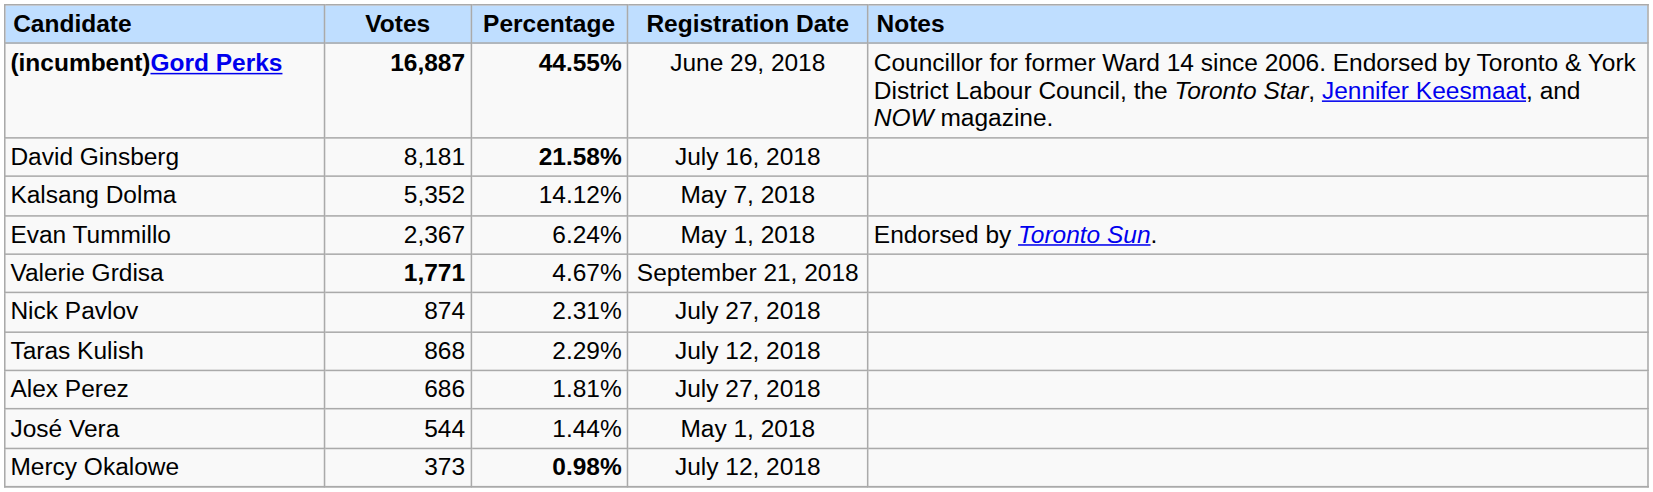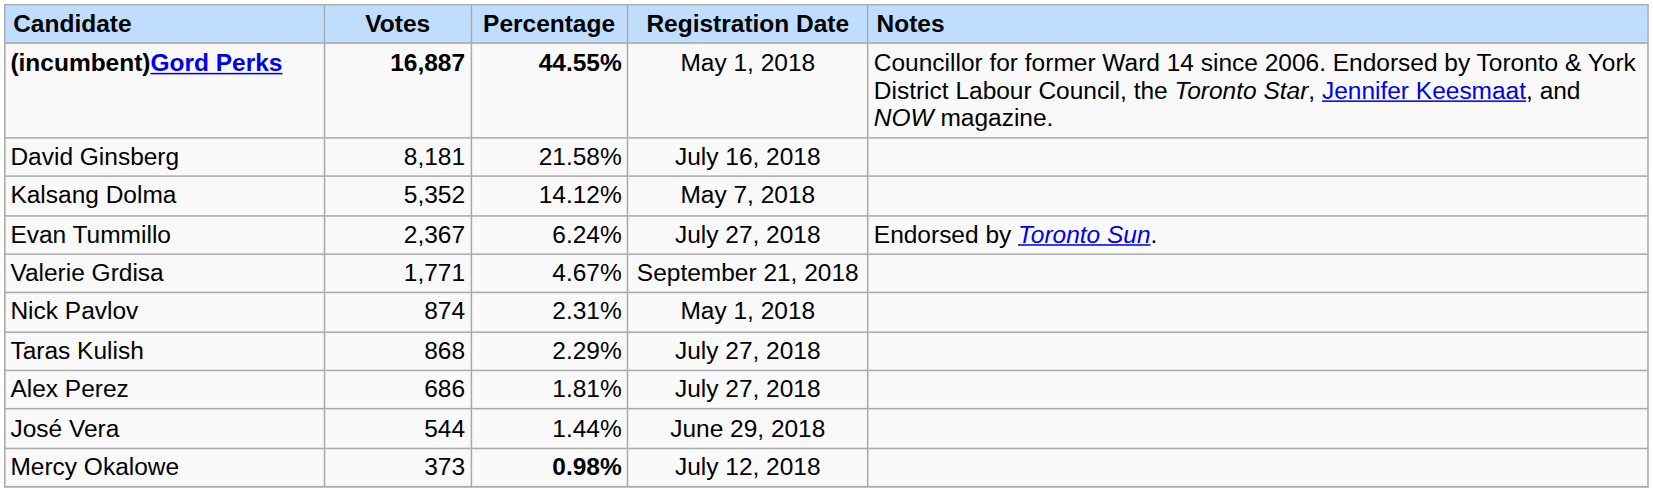(748, 62) June 29, 2018 -> (748, 62) May 1, 2018
(580, 156) bold -> (580, 156) normal
(748, 234) May 1, 2018 -> (748, 234) July 27, 2018
(434, 273) bold -> (434, 273) normal
(748, 311) July 27, 2018 -> (748, 311) May 1, 2018
(748, 350) July 12, 2018 -> (748, 350) July 27, 2018
(748, 428) May 1, 2018 -> (748, 428) June 29, 2018
